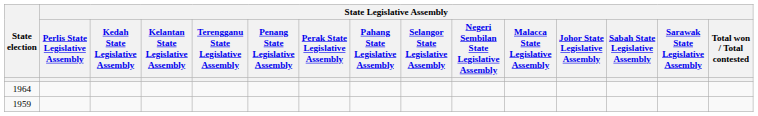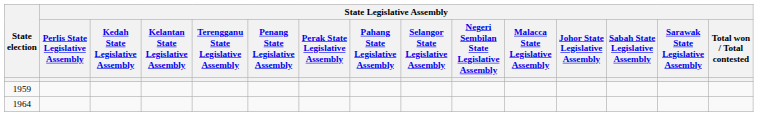rows swapped: (22, 104) <-> (22, 89)
